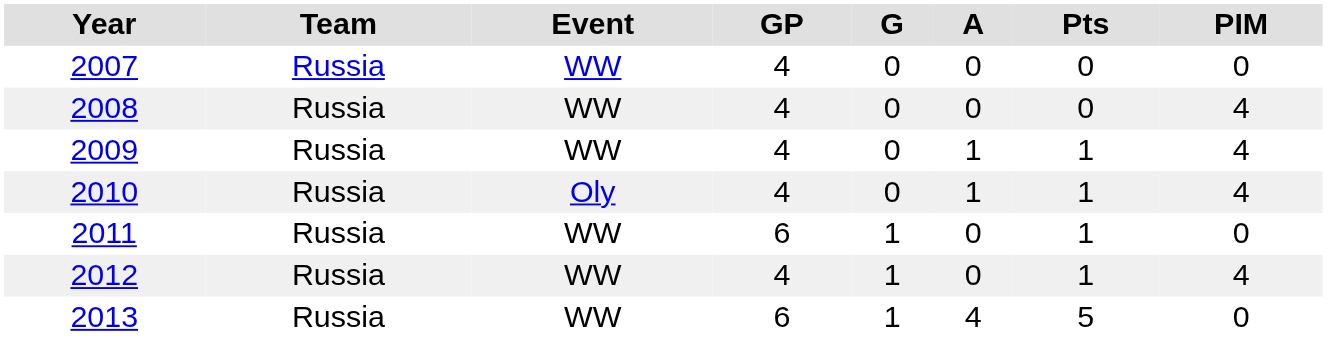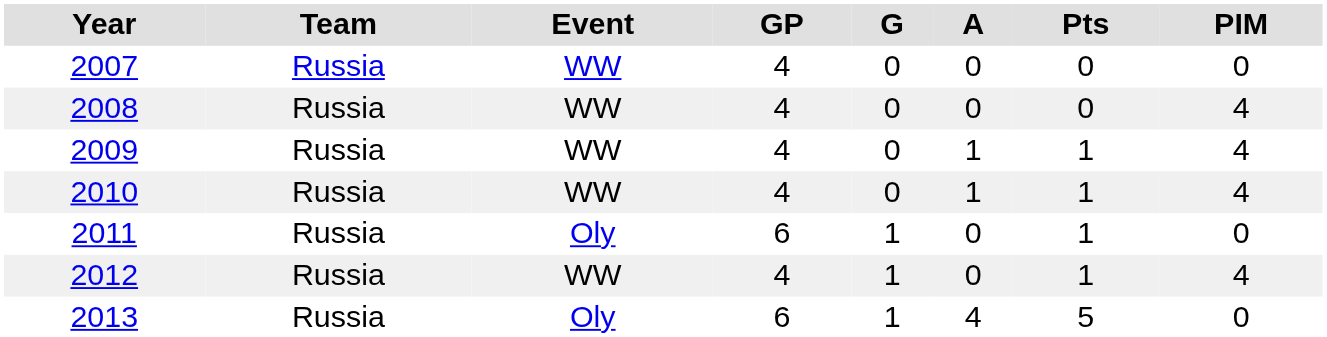(593, 191) Oly -> (593, 191) WW
(593, 233) WW -> (593, 233) Oly
(593, 317) WW -> (593, 317) Oly
